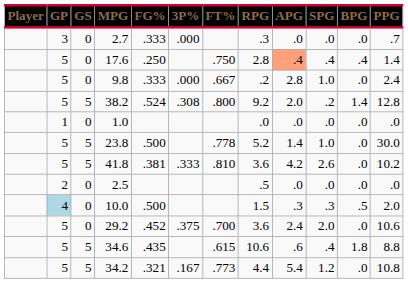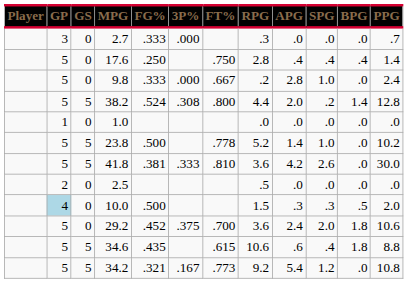(298, 59) lightsalmon background -> (298, 59) no background
(261, 101) 9.2 -> (261, 101) 4.4
(388, 143) 30.0 -> (388, 143) 10.2
(388, 163) 10.2 -> (388, 163) 30.0
(363, 226) .0 -> (359, 226) 1.8
(261, 267) 4.4 -> (261, 267) 9.2
